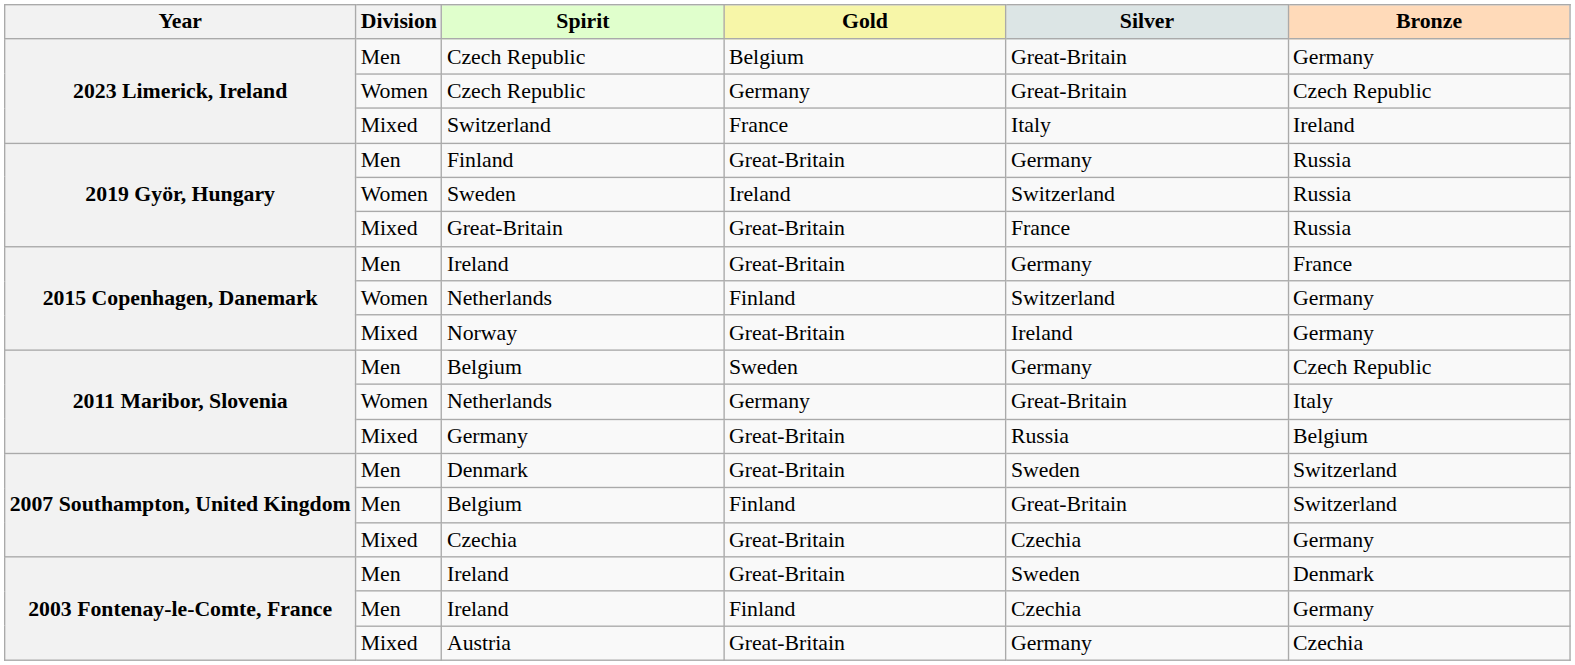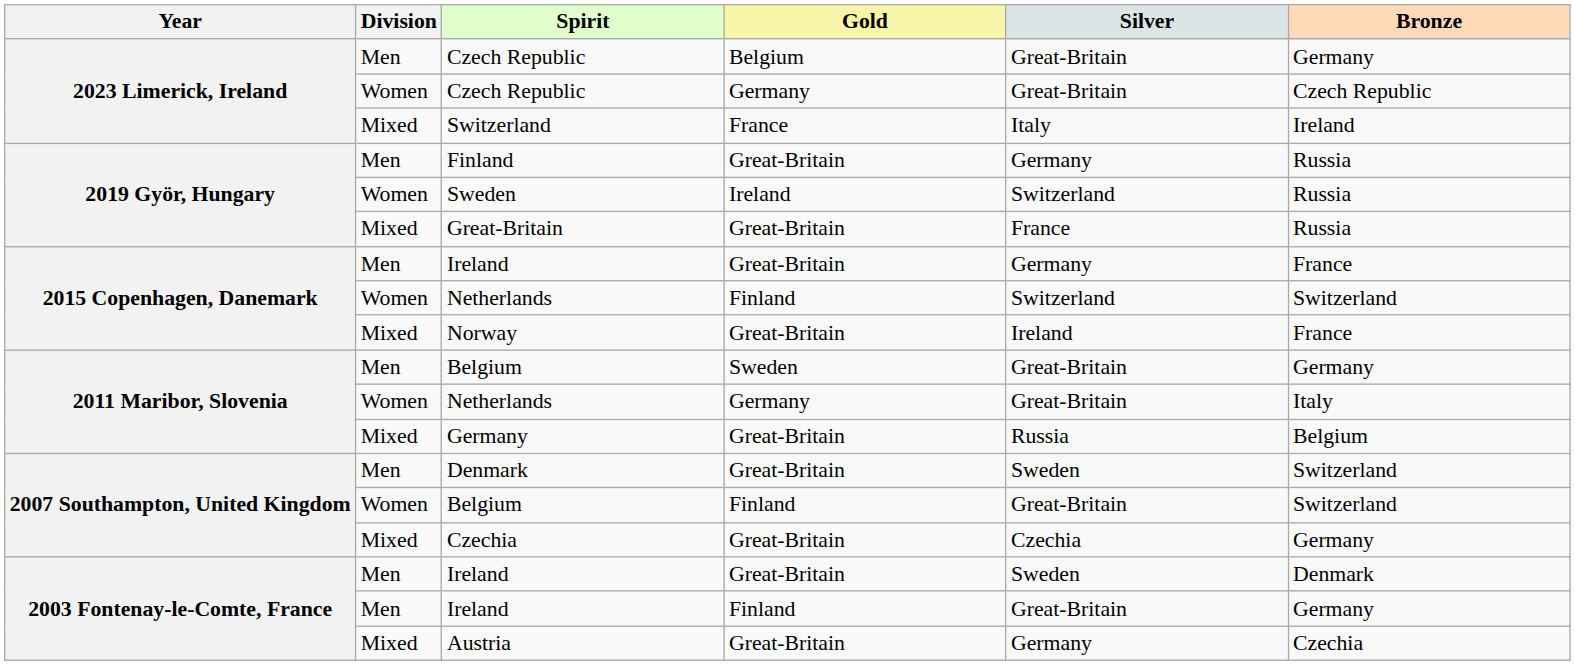(1333, 297) Germany -> (1345, 297) Switzerland
(1333, 332) Germany -> (1323, 332) France
(1051, 366) Germany -> (1069, 366) Great-Britain
(1362, 366) Czech Republic -> (1333, 366) Germany
(381, 504) Men -> (394, 504) Women
(1046, 608) Czechia -> (1069, 608) Great-Britain
